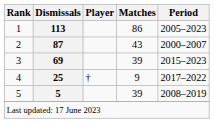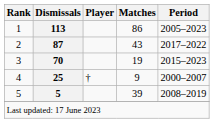(183, 45) 2000–2007 -> (183, 45) 2017–2022
(58, 61) 69 -> (58, 61) 70
(137, 61) 39 -> (137, 61) 19
(183, 77) 2017–2022 -> (183, 77) 2000–2007
